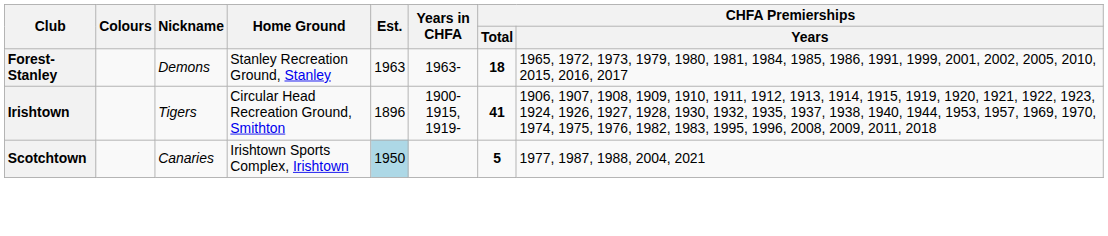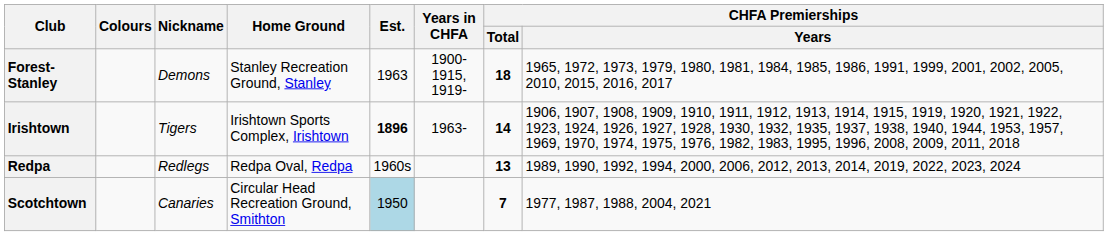(443, 67) 1963- -> (449, 75) 1900-1915, 1919-
(291, 113) Circular Head Recreation Ground, Smithton -> (289, 128) Irishtown Sports Complex, Irishtown
(390, 113) normal -> (392, 128) bold
(443, 113) 1900-1915, 1919- -> (449, 128) 1963-
(497, 113) 41 -> (503, 128) 14
+ row: (29, 166)
(290, 158) Irishtown Sports Complex, Irishtown -> (291, 204) Circular Head Recreation Ground, Smithton
(497, 158) 5 -> (503, 204) 7
